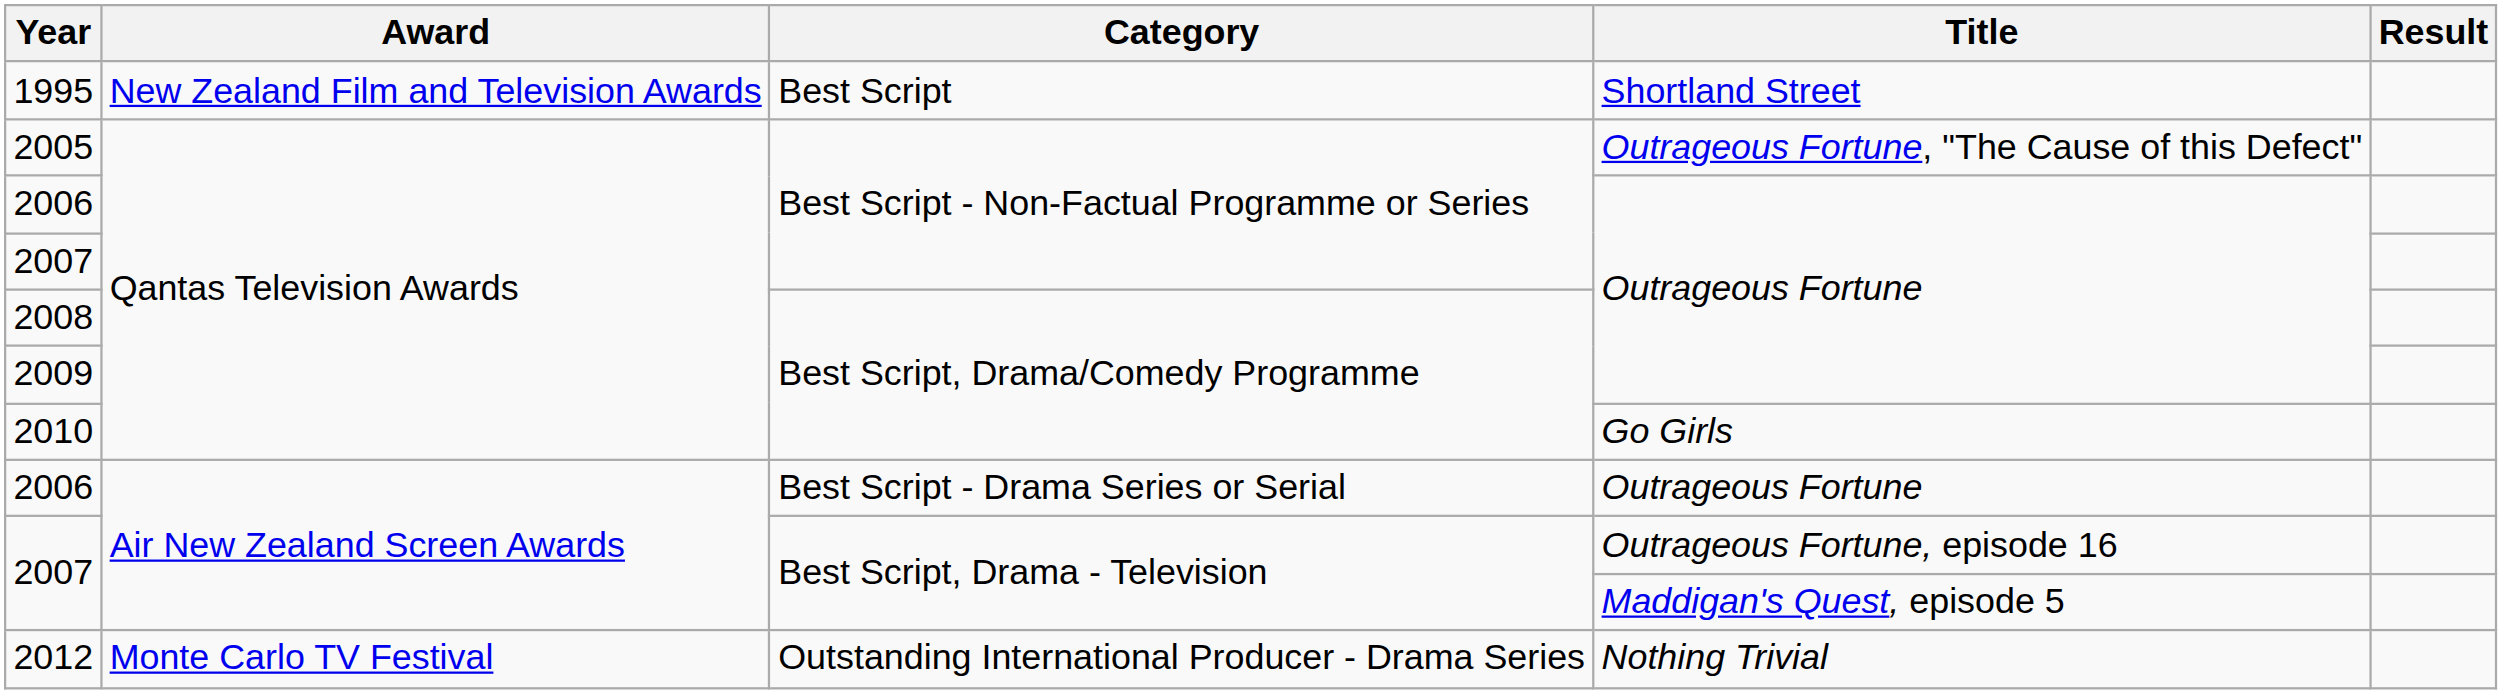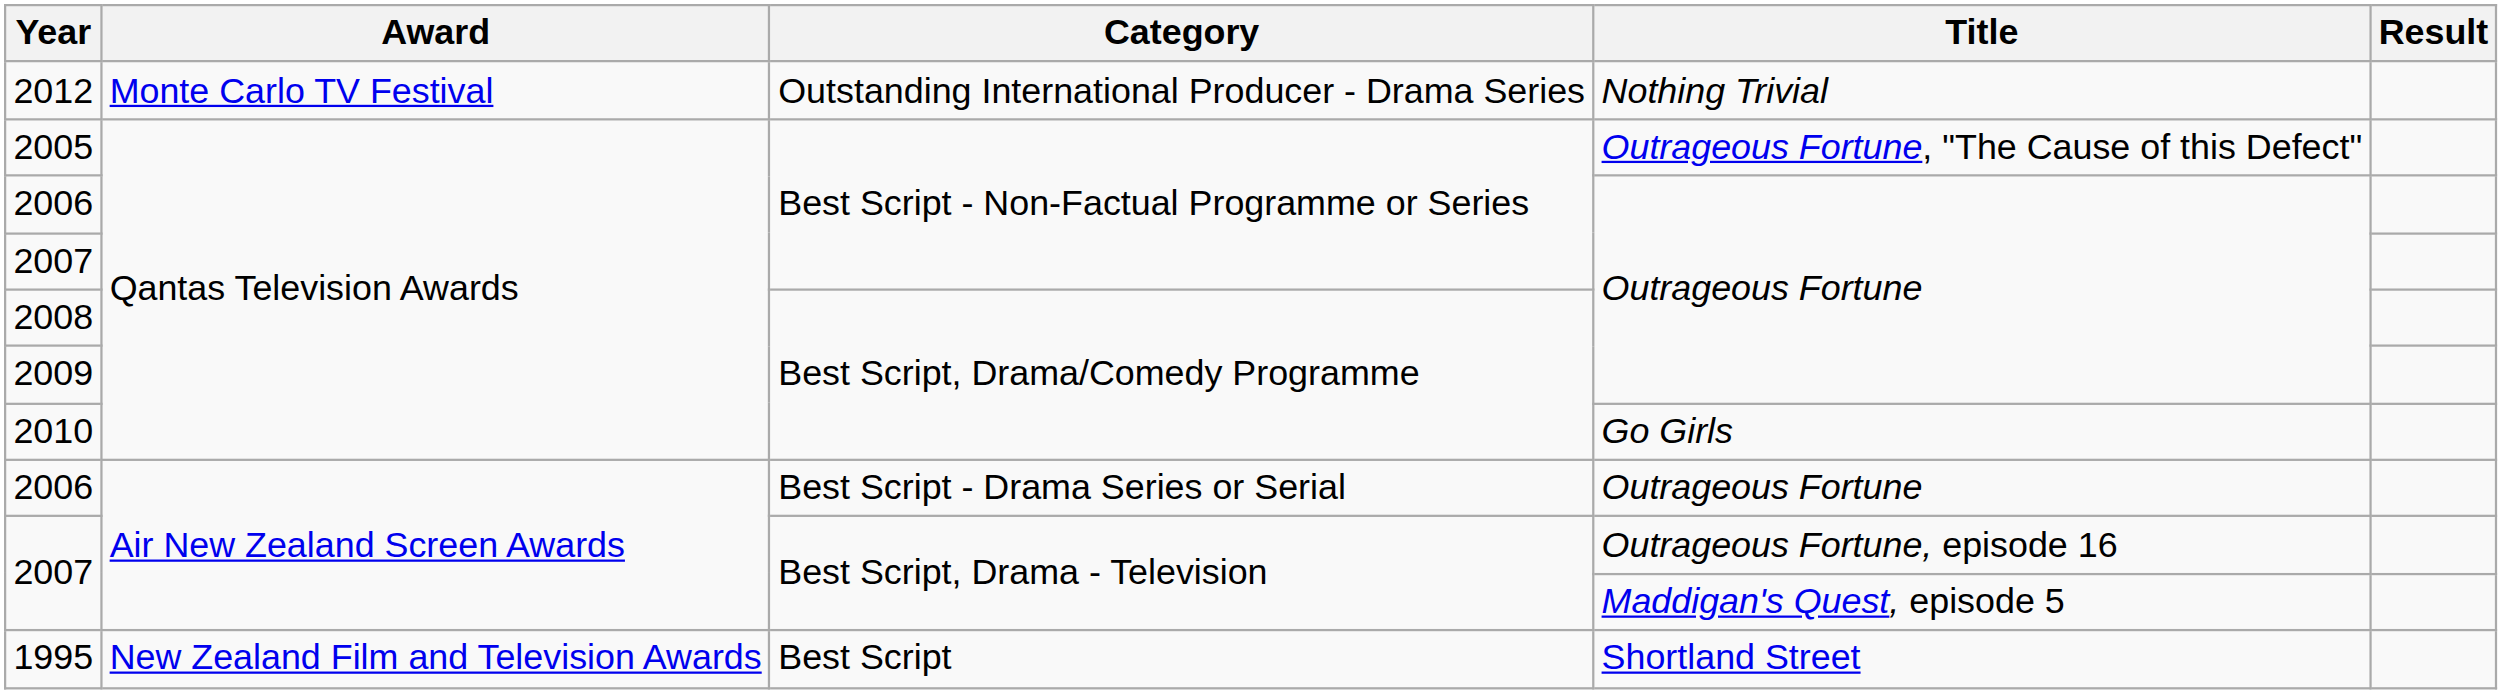rows swapped: (53, 89) <-> (53, 658)
